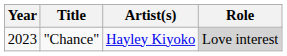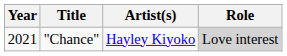(22, 39) 2023 -> (22, 39) 2021
